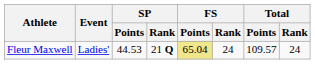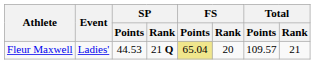(228, 50) 24 -> (228, 50) 20
(295, 50) 24 -> (295, 50) 21
